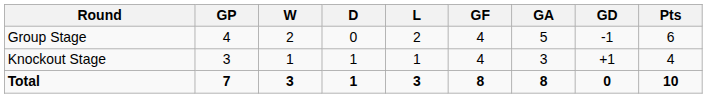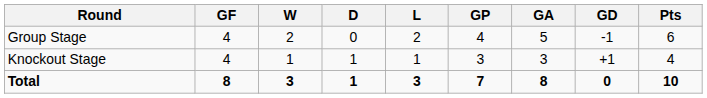columns swapped: (227, 15) <-> (480, 15)
